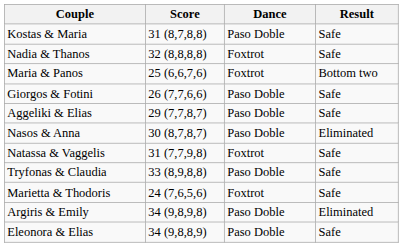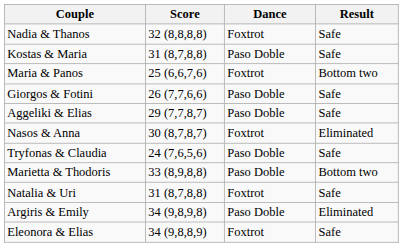rows swapped: (48, 53) <-> (47, 34)
(256, 133) Paso Doble -> (246, 133) Foxtrot
- row: (56, 152)
(177, 172) 33 (8,9,8,8) -> (177, 152) 24 (7,6,5,6)
(177, 192) 24 (7,6,5,6) -> (177, 172) 33 (8,9,8,8)
(246, 192) Foxtrot -> (256, 172) Paso Doble
(330, 192) Safe -> (348, 172) Bottom two
+ row: (42, 192)
(256, 232) Paso Doble -> (246, 232) Foxtrot
